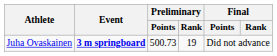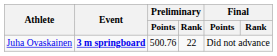(163, 43) 500.73 -> (163, 43) 500.76
(191, 43) 19 -> (191, 43) 22
